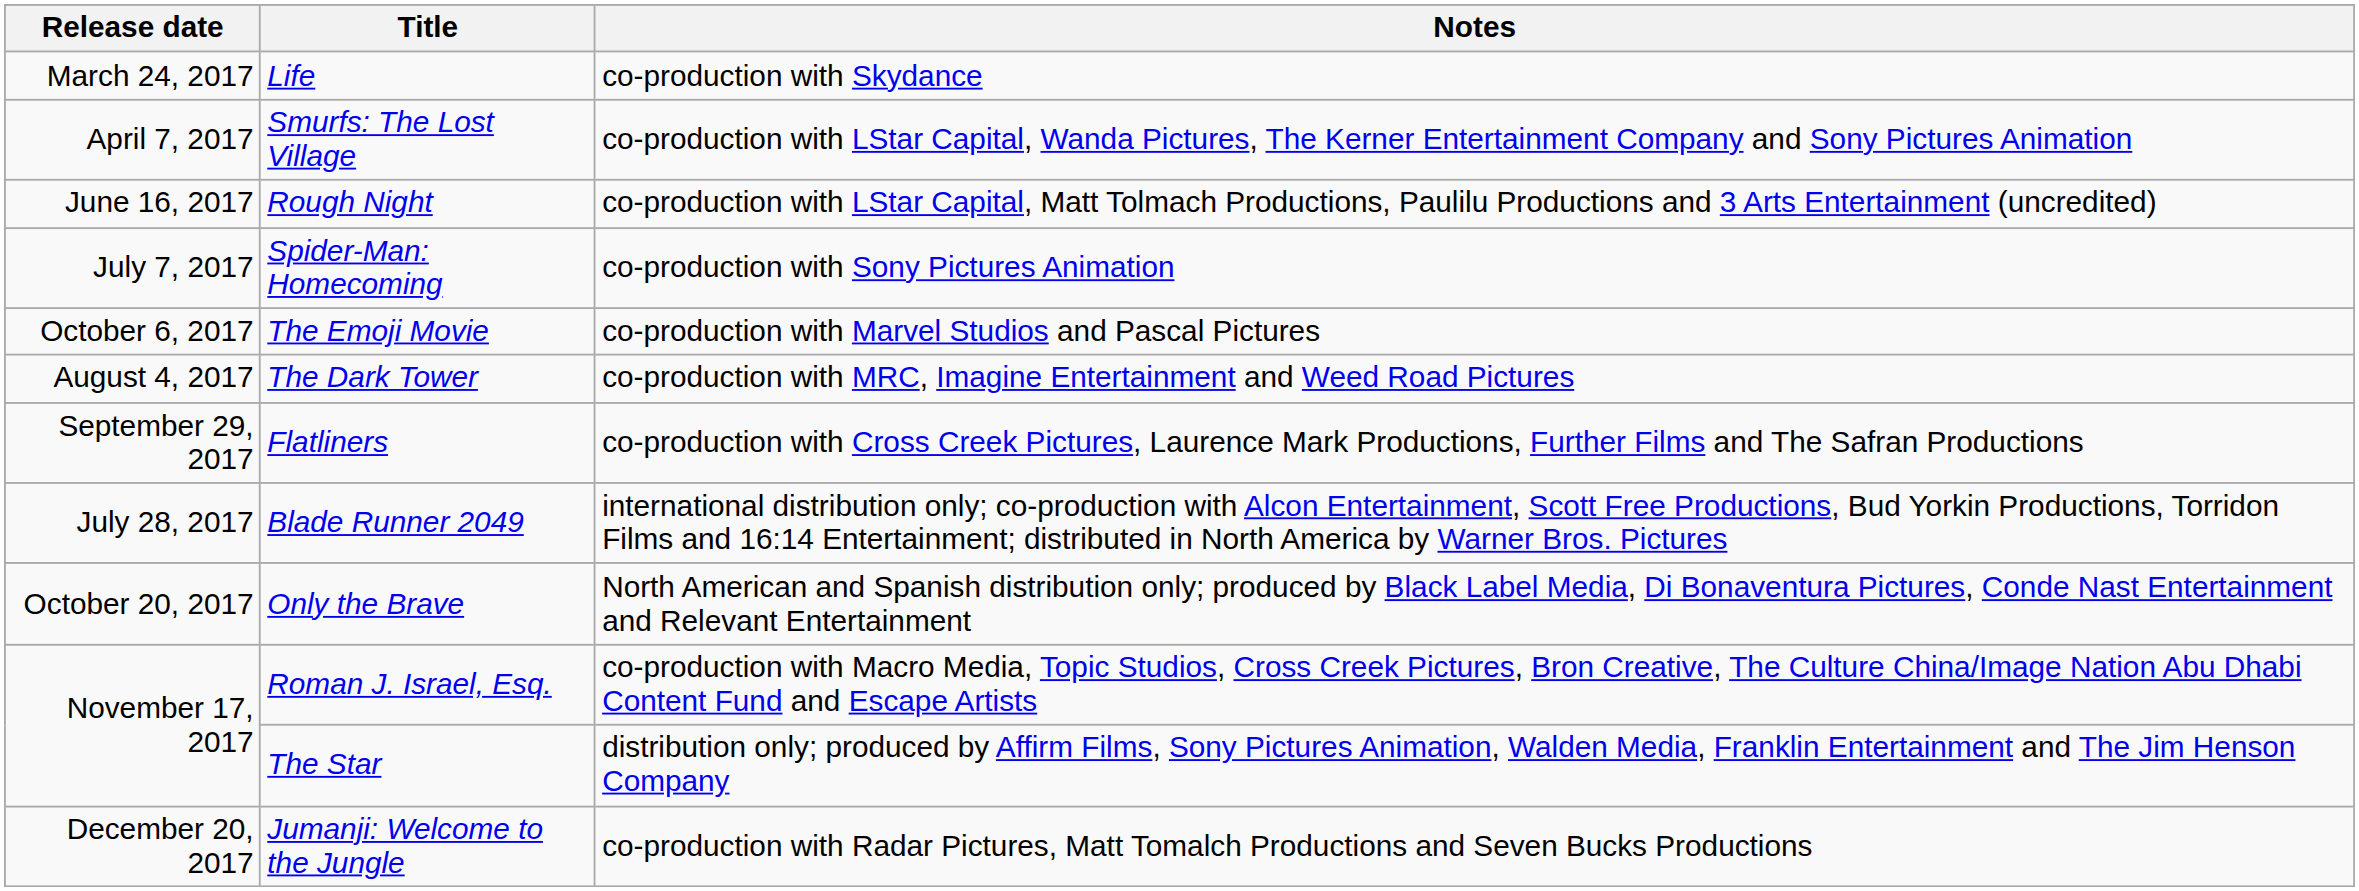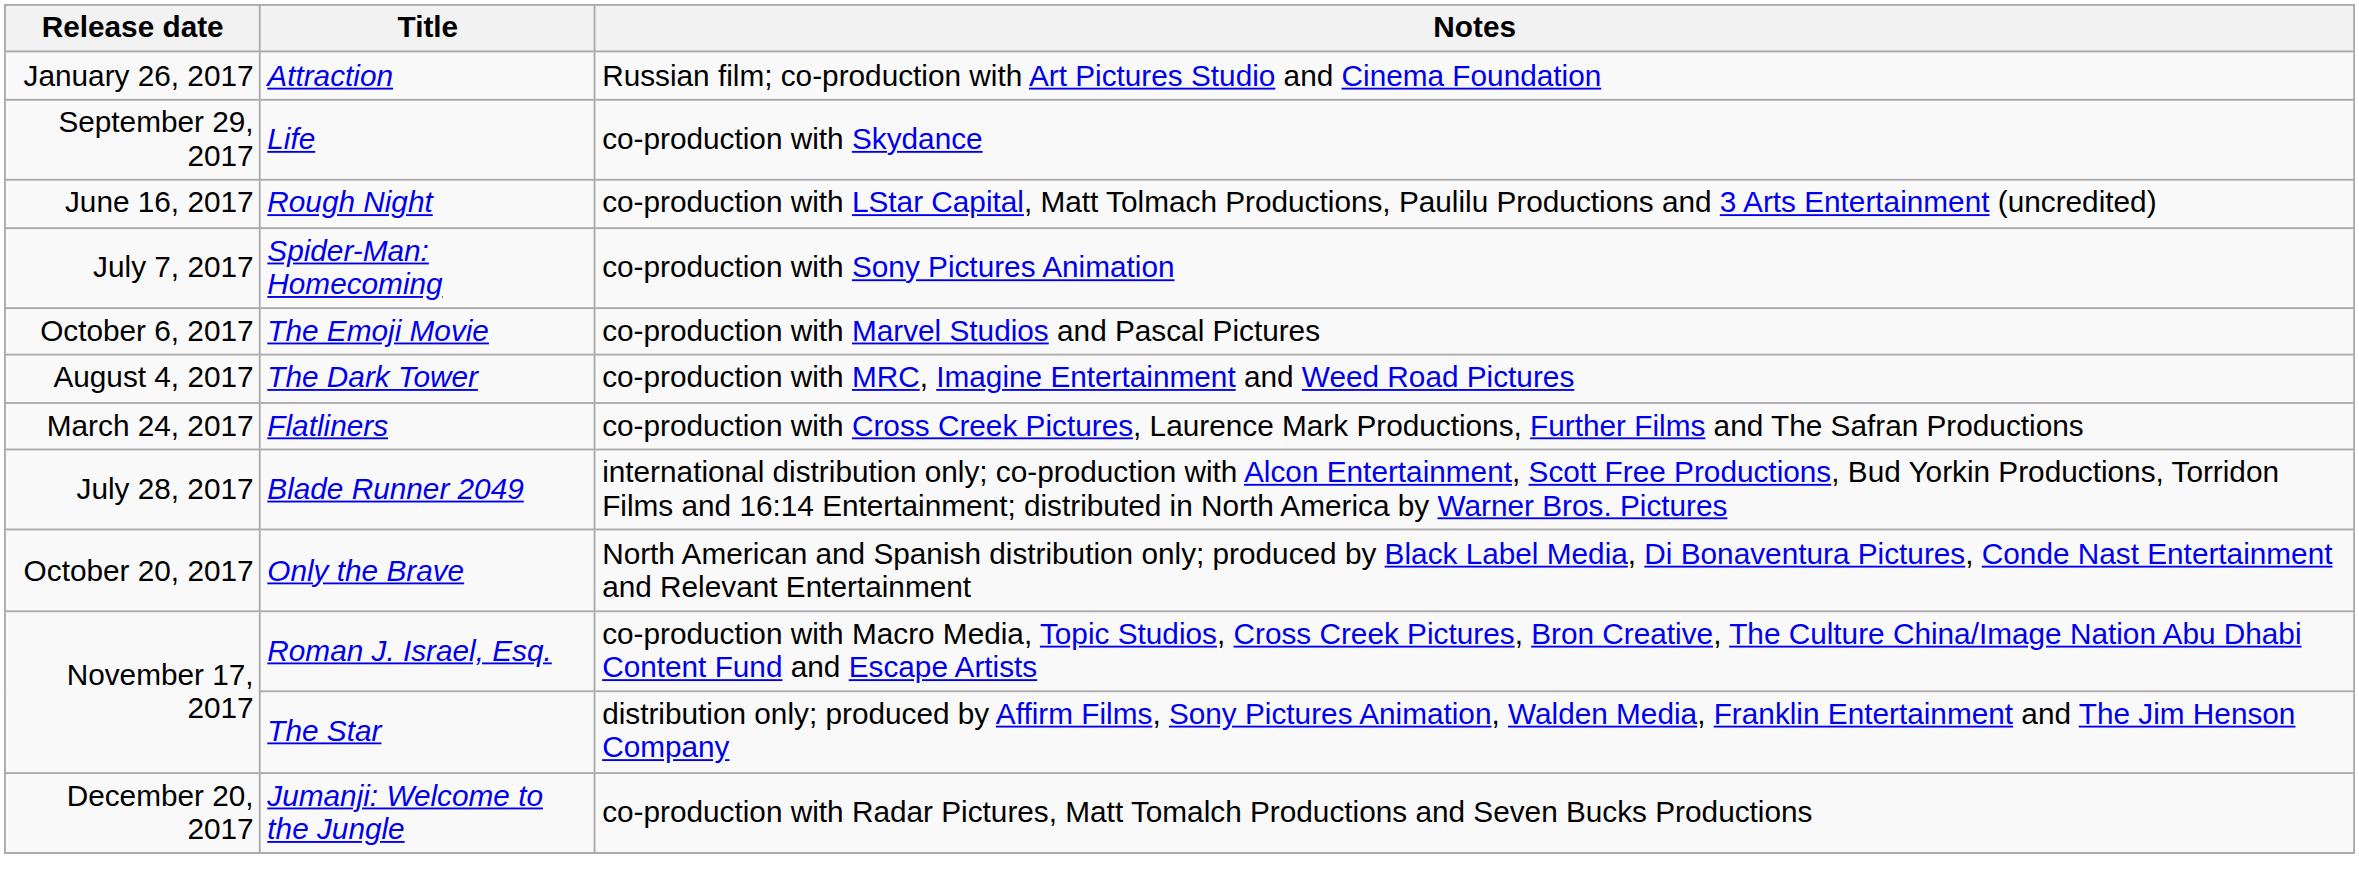+ row: (330, 75)
(150, 75) March 24, 2017 -> (156, 139) September 29, 2017
- row: (381, 139)
(156, 442) September 29, 2017 -> (150, 425) March 24, 2017
